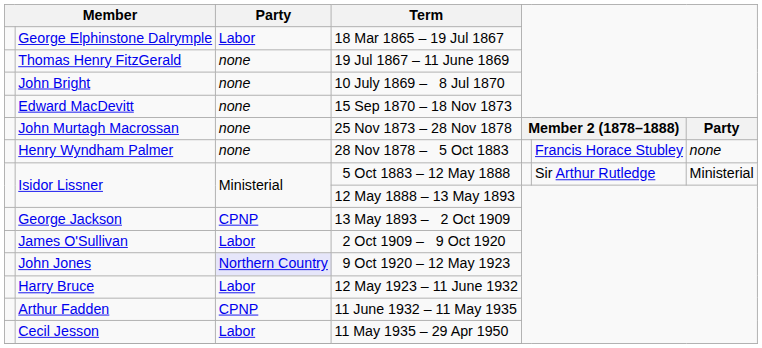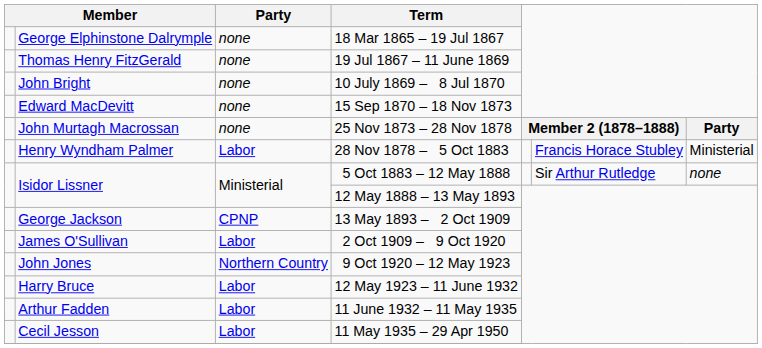(237, 38) Labor -> (235, 38) none
(235, 151) none -> (237, 151) Labor
(705, 151) none -> (722, 151) Ministerial
(722, 173) Ministerial -> (705, 173) none
(273, 264) lavender background -> (273, 264) no background
(239, 309) CPNP -> (237, 309) Labor
